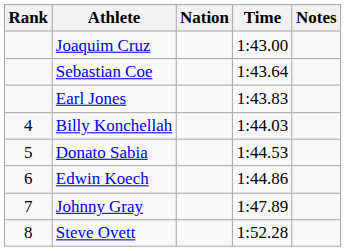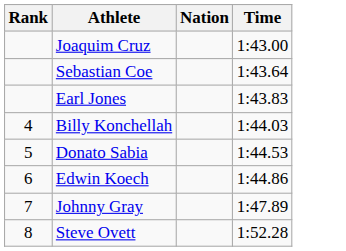- column: (316, 17)
